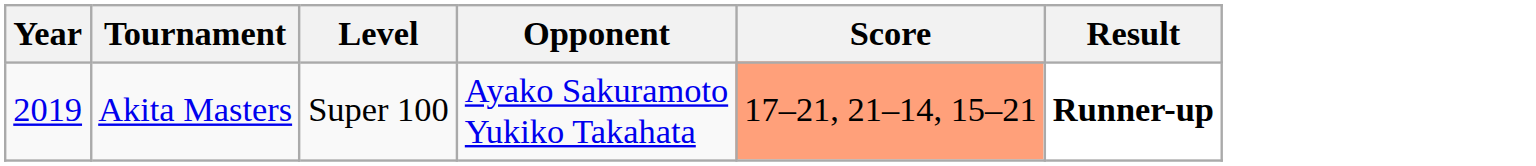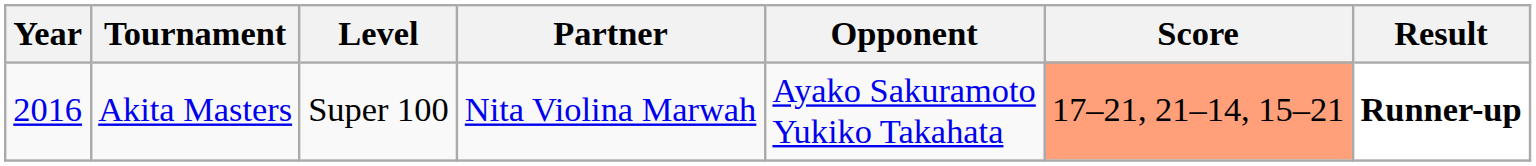+ column: (611, 33)
(48, 110) 2019 -> (48, 110) 2016
